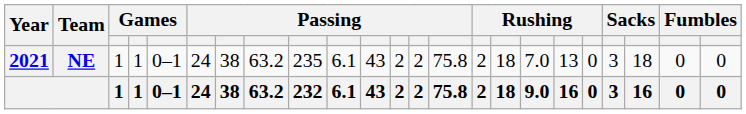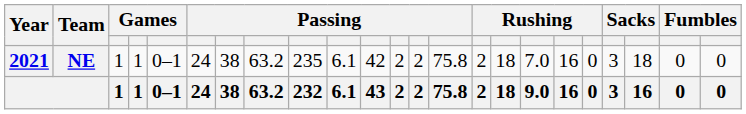(375, 60) 43 -> (375, 60) 42
(568, 60) 13 -> (568, 60) 16
